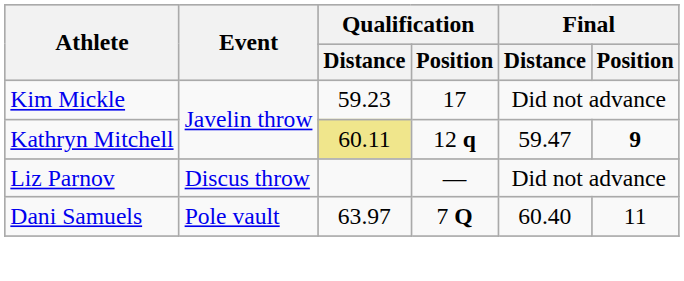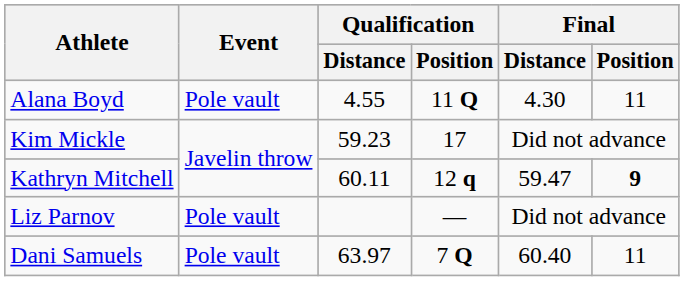+ row: (67, 100)
(364, 139) khaki background -> (364, 178) no background
(247, 178) Discus throw -> (232, 217) Pole vault
